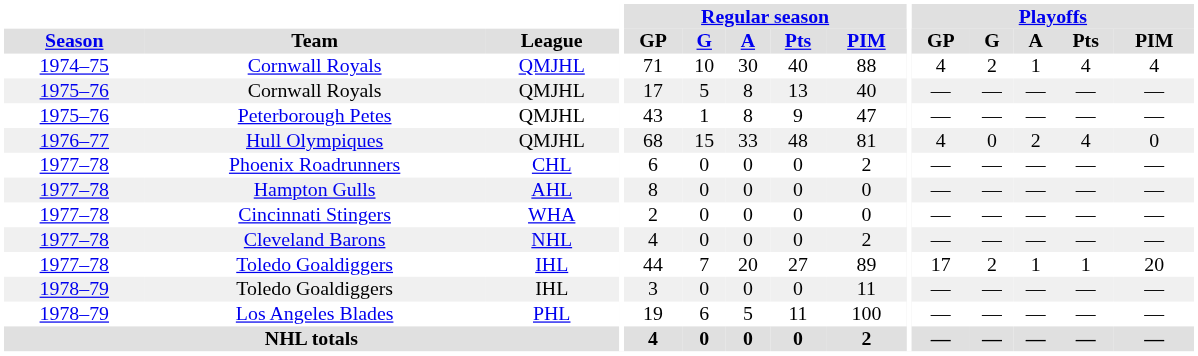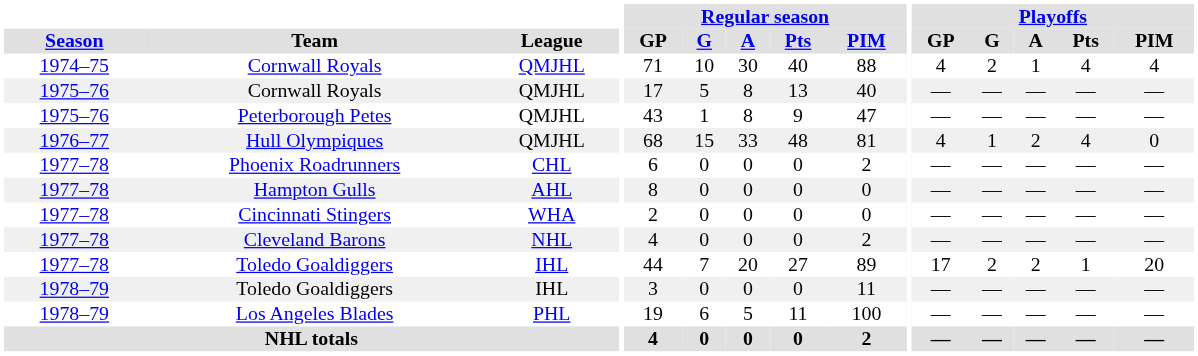(992, 140) 0 -> (992, 140) 1
(1036, 264) 1 -> (1036, 264) 2
